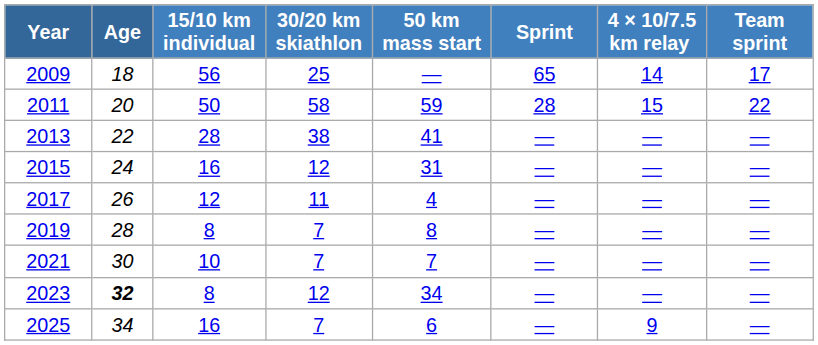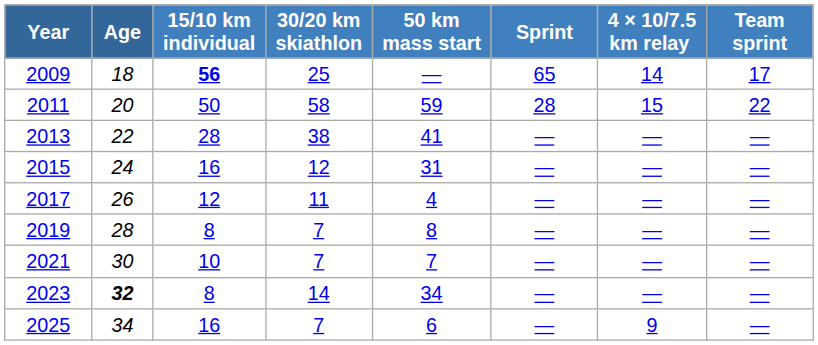(209, 74) normal -> (209, 74) bold
(319, 293) 12 -> (319, 293) 14
